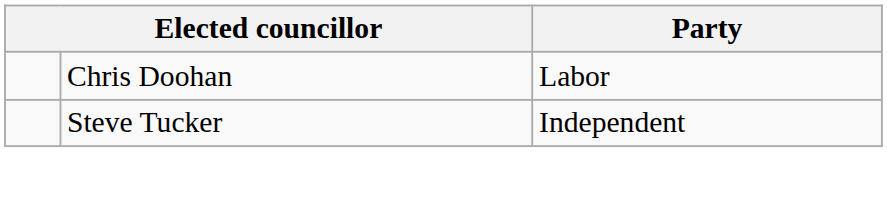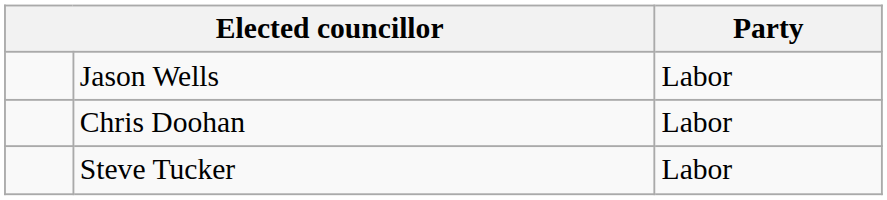+ row: (149, 75)
(612, 122) Independent -> (697, 169) Labor
